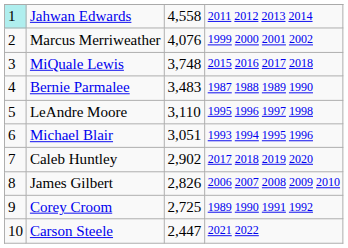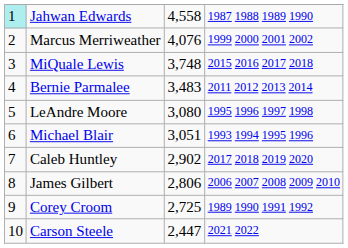(260, 16) 2011 2012 2013 2014 -> (260, 16) 1987 1988 1989 1990
(260, 87) 1987 1988 1989 1990 -> (260, 87) 2011 2012 2013 2014
(184, 111) 3,110 -> (184, 111) 3,080
(184, 183) 2,826 -> (184, 183) 2,806
